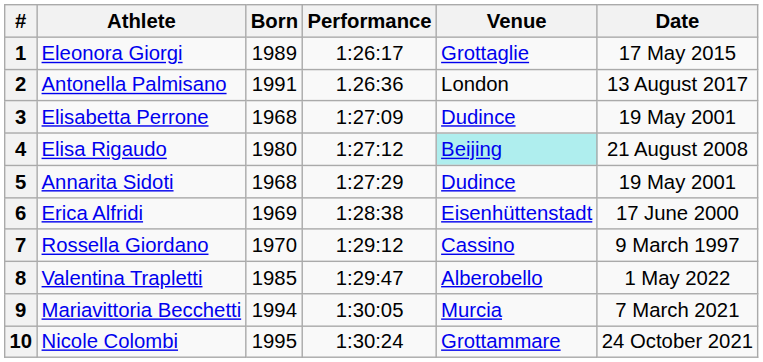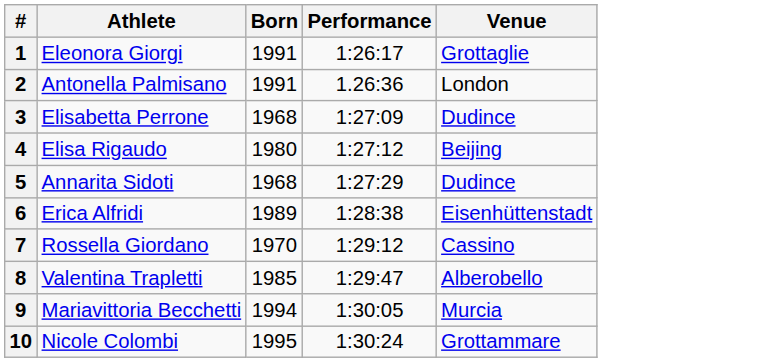- column: (677, 21)
(274, 53) 1989 -> (274, 53) 1991
(472, 149) paleturquoise background -> (472, 149) no background
(274, 214) 1969 -> (274, 214) 1989
